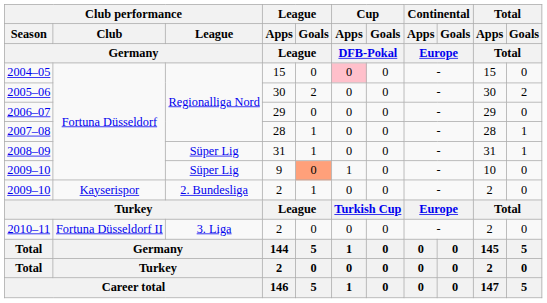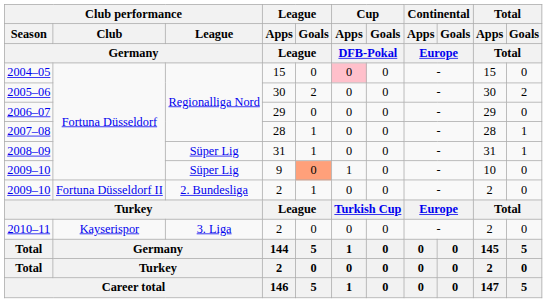(109, 190) Kayserispor -> (109, 190) Fortuna Düsseldorf II
(109, 229) Fortuna Düsseldorf II -> (109, 229) Kayserispor
